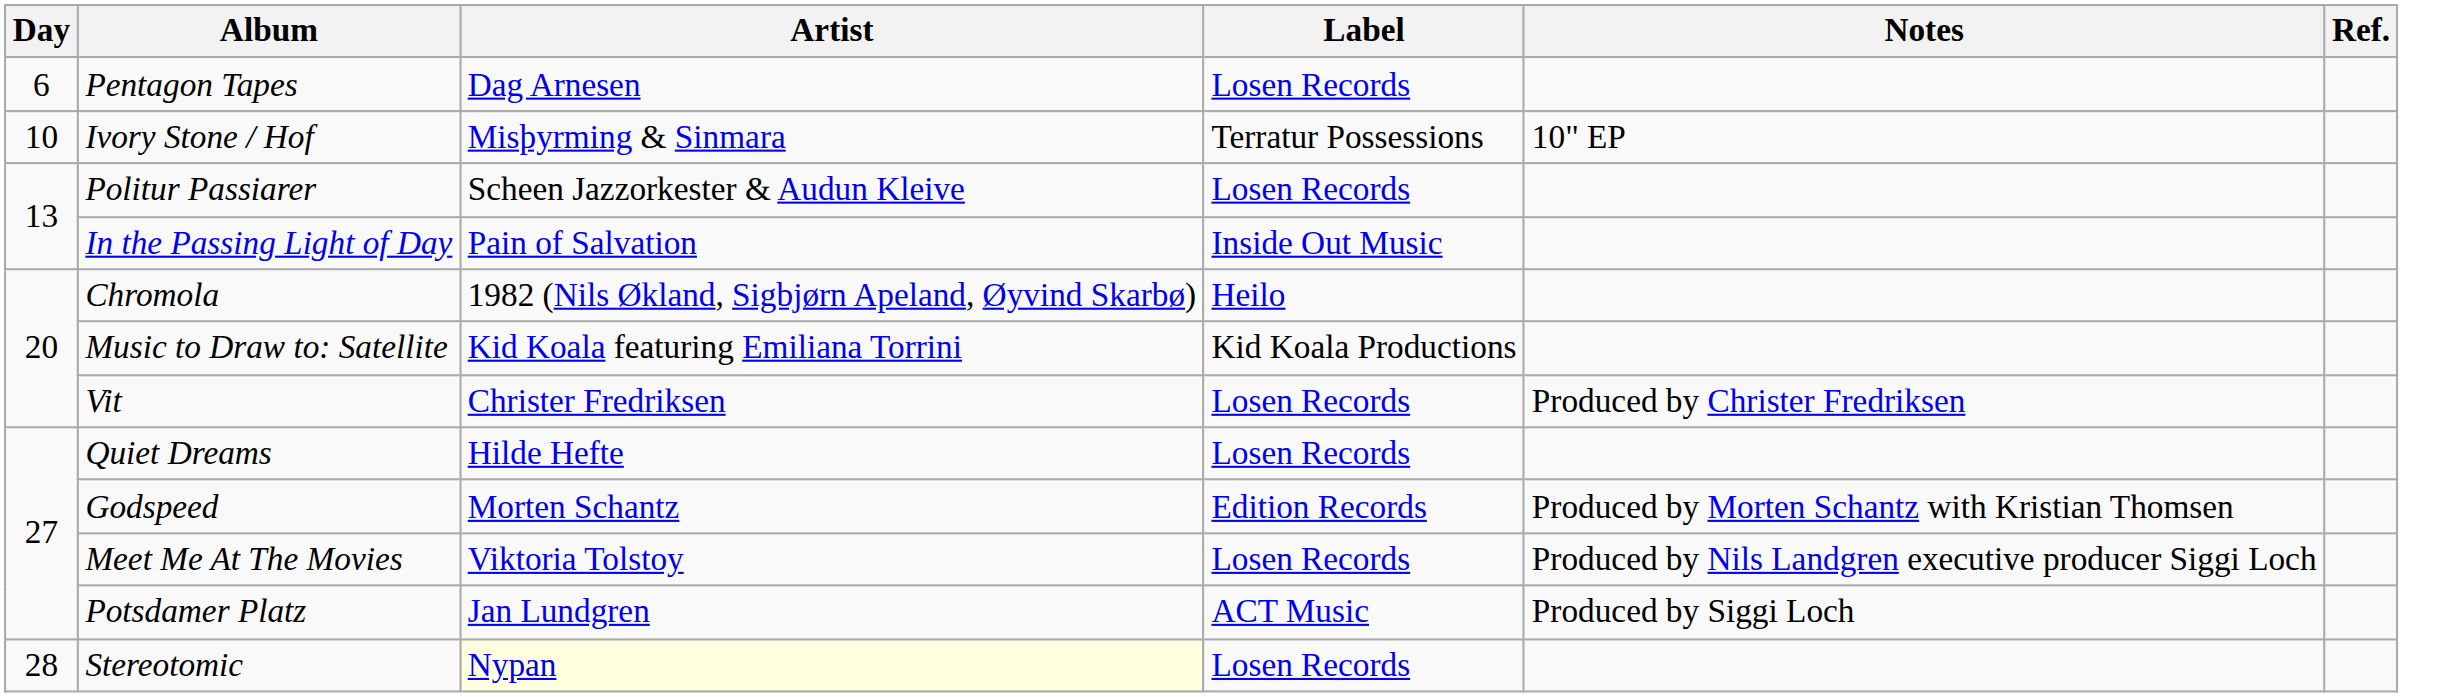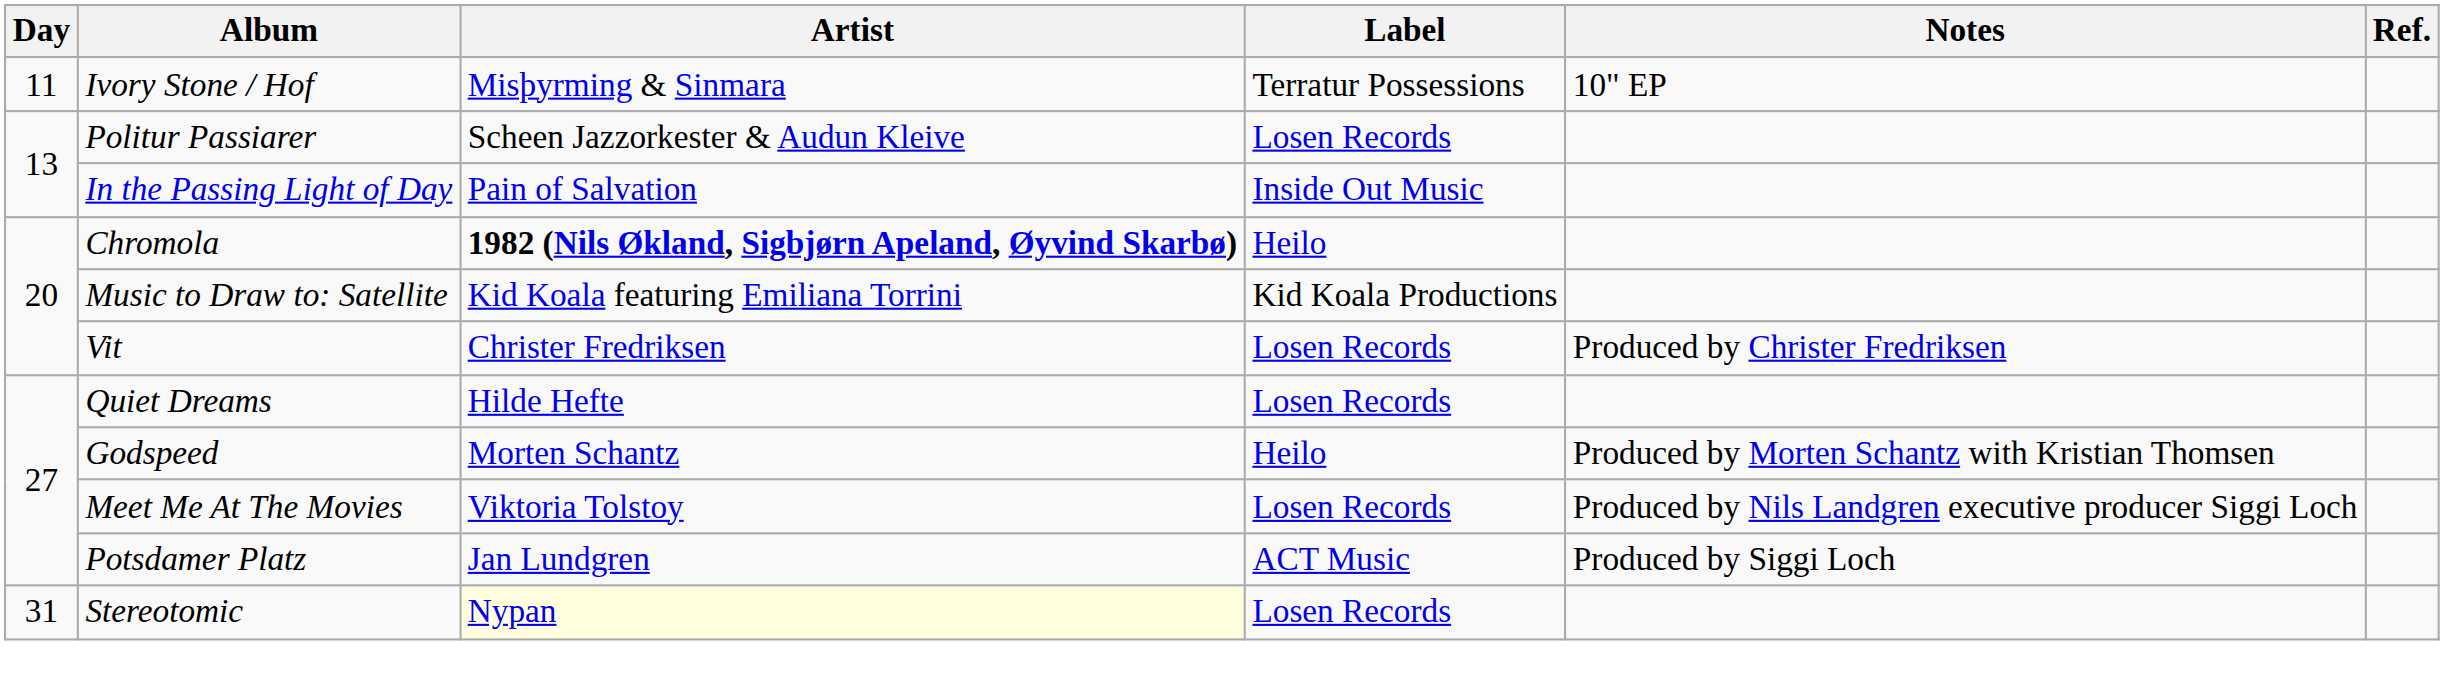- row: (192, 83)
(41, 136) 10 -> (41, 83) 11
(832, 294) normal -> (852, 242) bold
(1319, 505) Edition Records -> (1289, 453) Heilo
(41, 664) 28 -> (41, 611) 31
